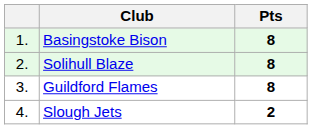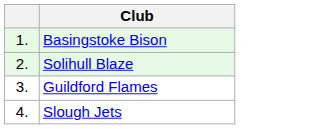- column: (271, 16)
